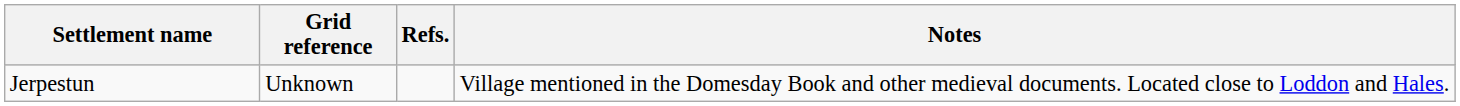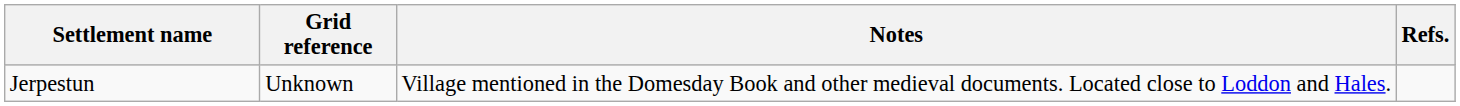columns swapped: (955, 34) <-> (425, 34)
